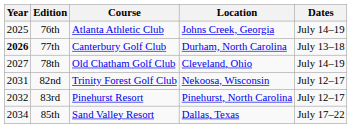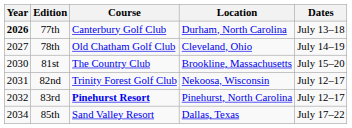- row: (50, 30)
+ row: (50, 64)
(108, 98) normal -> (111, 98) bold
